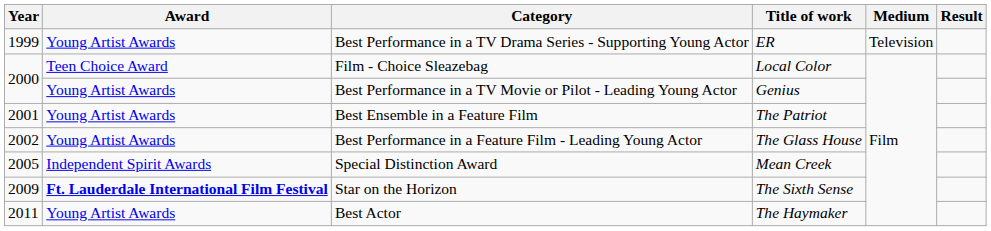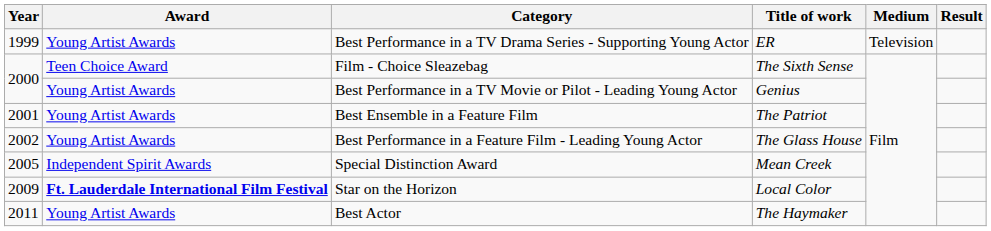(793, 66) Local Color -> (804, 66) The Sixth Sense
(804, 189) The Sixth Sense -> (793, 189) Local Color
